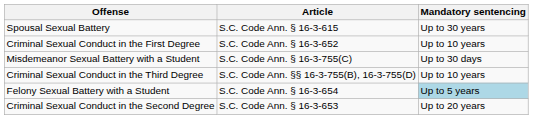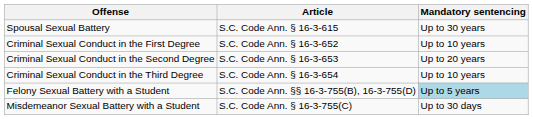rows swapped: (111, 106) <-> (103, 59)
(317, 75) S.C. Code Ann. §§ 16-3-755(B), 16-3-755(D) -> (279, 75) S.C. Code Ann. § 16-3-654
(279, 91) S.C. Code Ann. § 16-3-654 -> (317, 91) S.C. Code Ann. §§ 16-3-755(B), 16-3-755(D)
